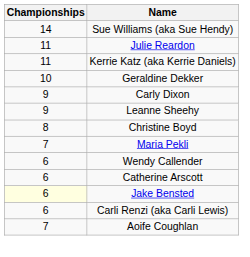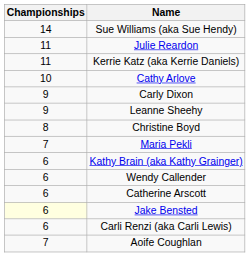+ row: (166, 78)
- row: (163, 78)
+ row: (166, 161)
